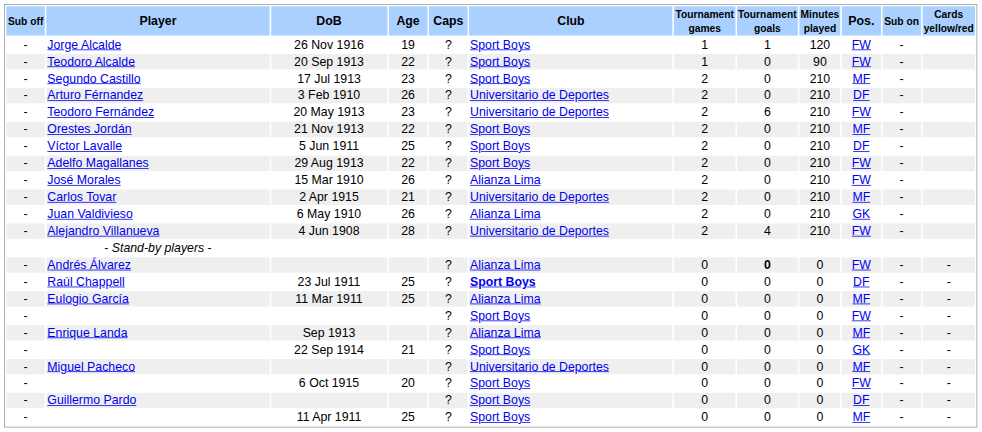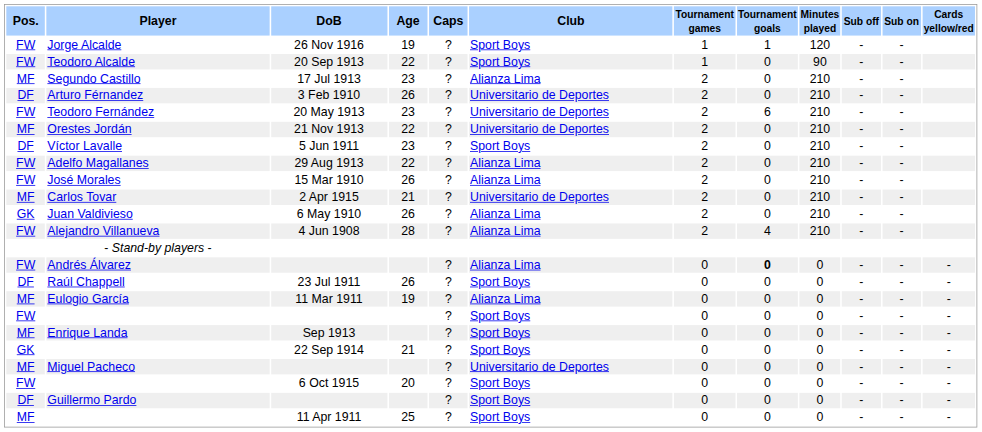columns swapped: (861, 21) <-> (26, 21)
(500, 78) Sport Boys -> (505, 78) Alianza Lima
(500, 129) Sport Boys -> (539, 129) Universitario de Deportes
(408, 146) 25 -> (408, 146) 23
(500, 163) Sport Boys -> (505, 163) Alianza Lima
(539, 231) Universitario de Deportes -> (505, 231) Alianza Lima
(408, 282) 25 -> (408, 282) 26
(503, 282) bold -> (500, 282) normal
(408, 299) 25 -> (408, 299) 19
(505, 332) Alianza Lima -> (500, 332) Sport Boys
